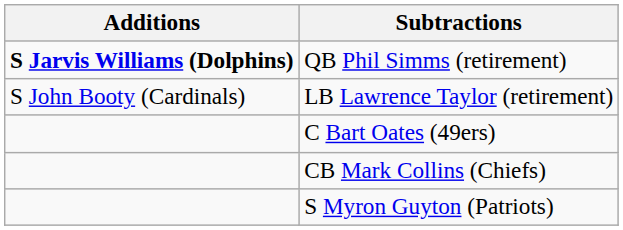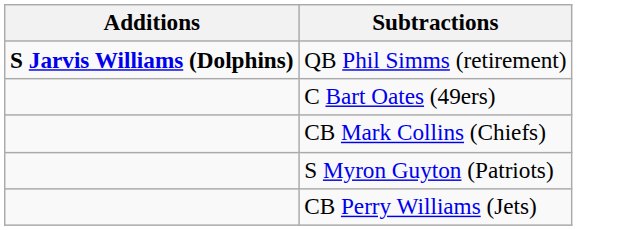- row: (459, 96)
+ row: (420, 206)
